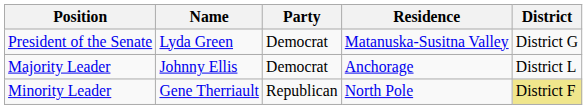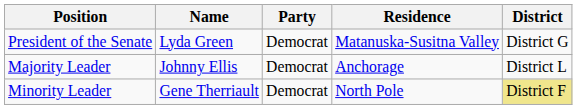(302, 91) Republican -> (297, 91) Democrat
